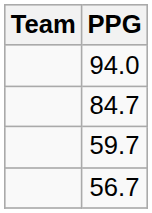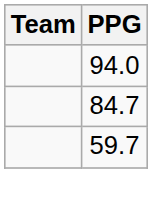- row: (115, 187)
